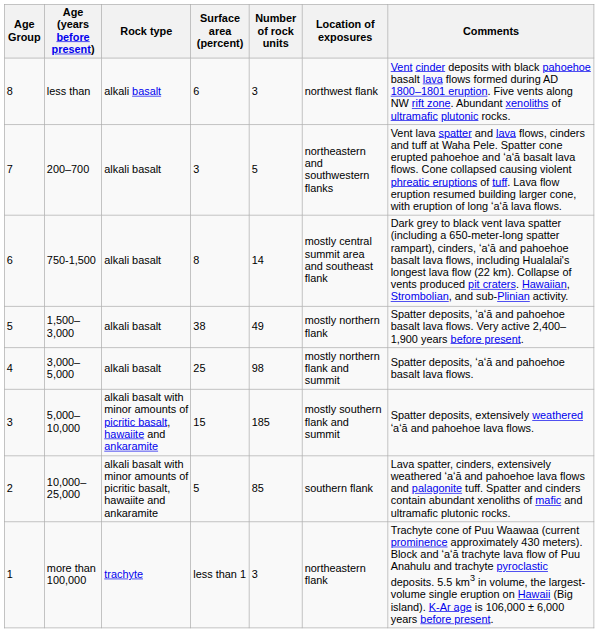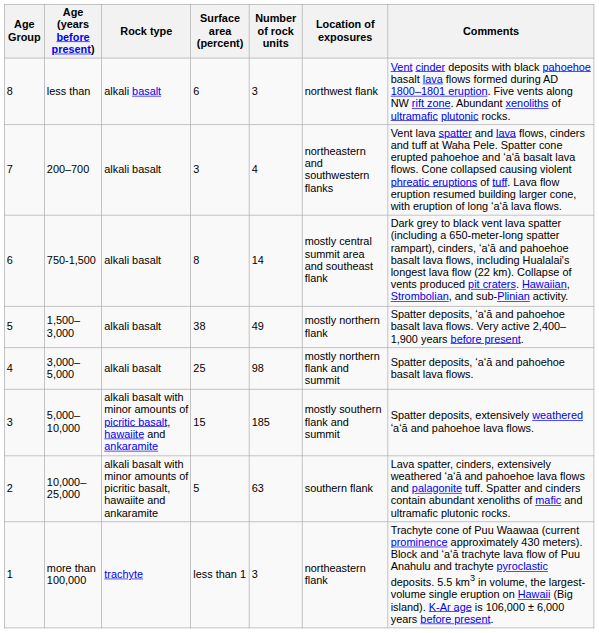(255, 170) 5 -> (255, 170) 4
(258, 488) 85 -> (258, 488) 63
